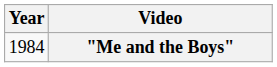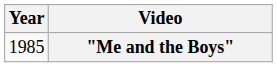(27, 47) 1984 -> (27, 47) 1985
